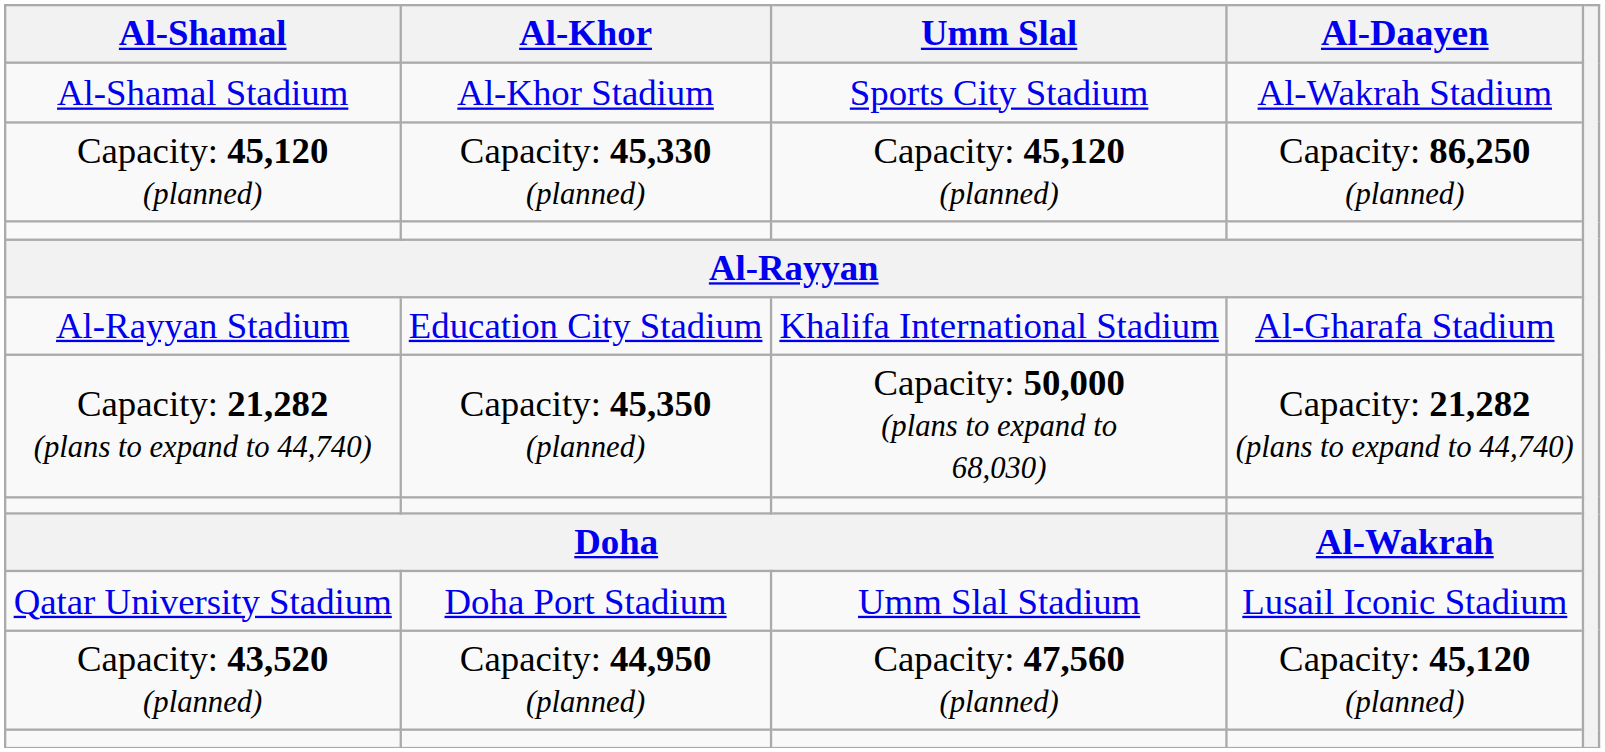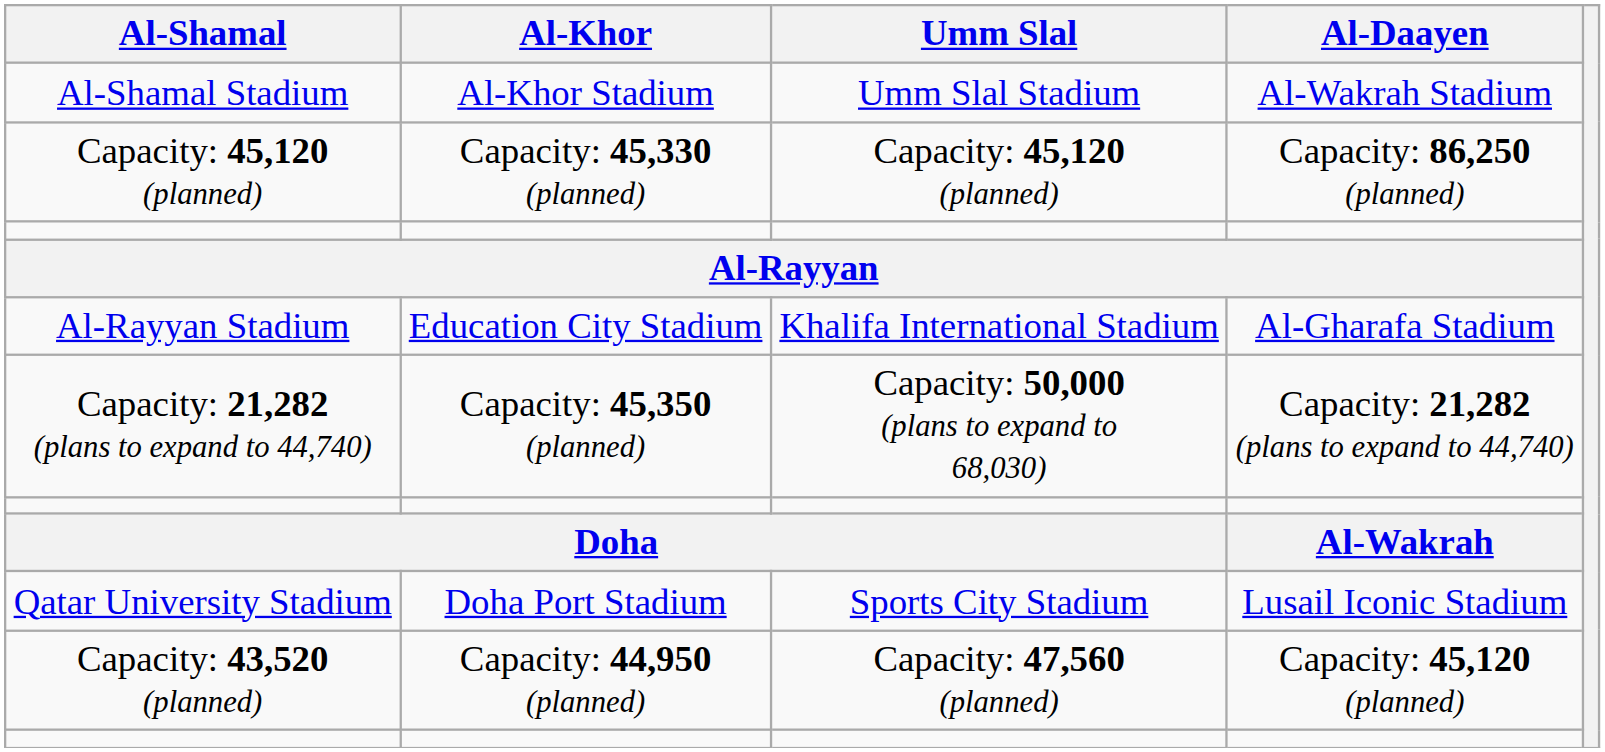(999, 92) Sports City Stadium -> (999, 92) Umm Slal Stadium
(999, 600) Umm Slal Stadium -> (999, 600) Sports City Stadium
